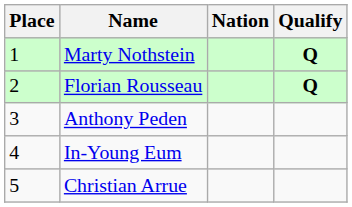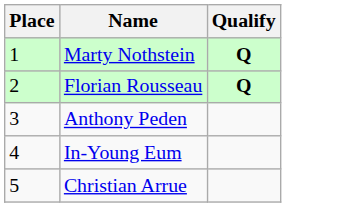- column: (240, 21)
